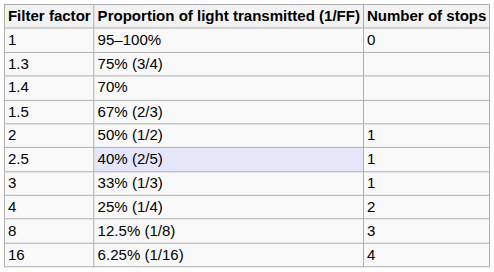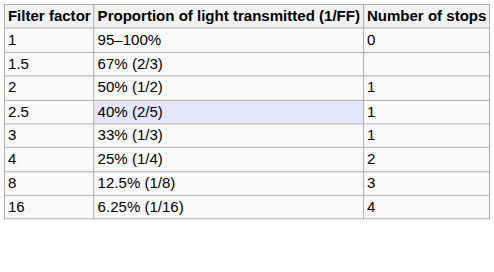- row: (18, 64)
- row: (18, 87)
